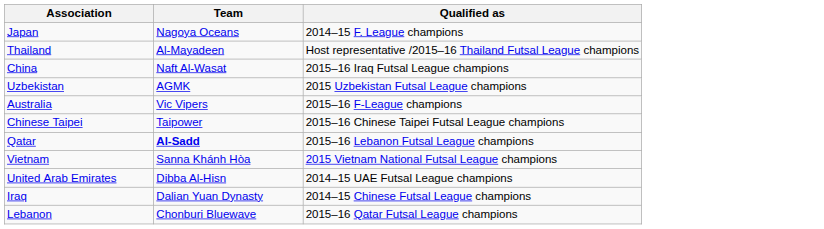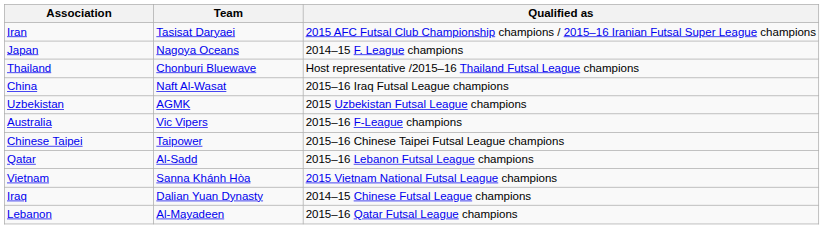+ row: (17, 31)
(190, 50) Al-Mayadeen -> (206, 68) Chonburi Bluewave
(178, 141) bold -> (177, 159) normal
- row: (62, 178)
(206, 214) Chonburi Bluewave -> (190, 214) Al-Mayadeen
